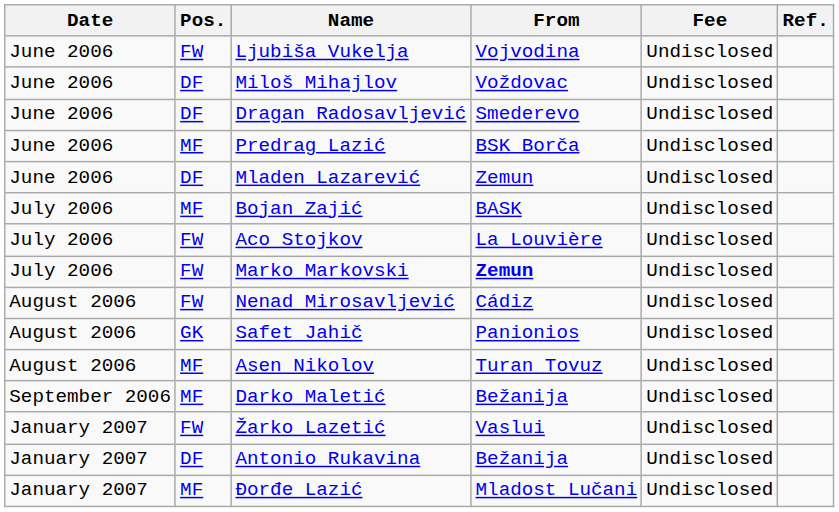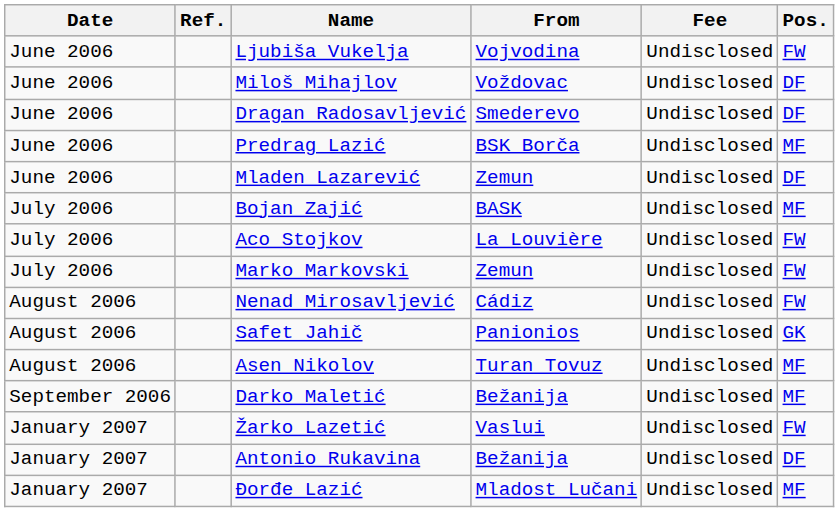columns swapped: (203, 20) <-> (806, 20)
(504, 271) bold -> (504, 271) normal
